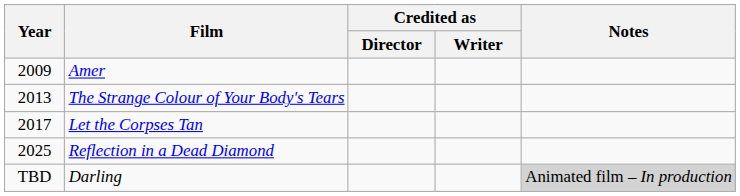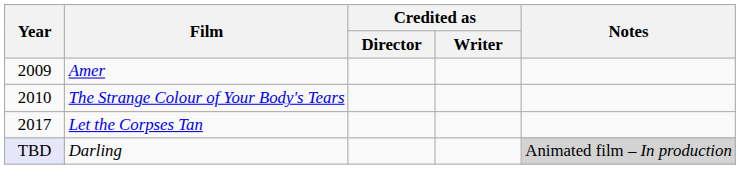(35, 97) 2013 -> (35, 97) 2010
- row: (171, 151)
(35, 177) no background -> (35, 151) lavender background
